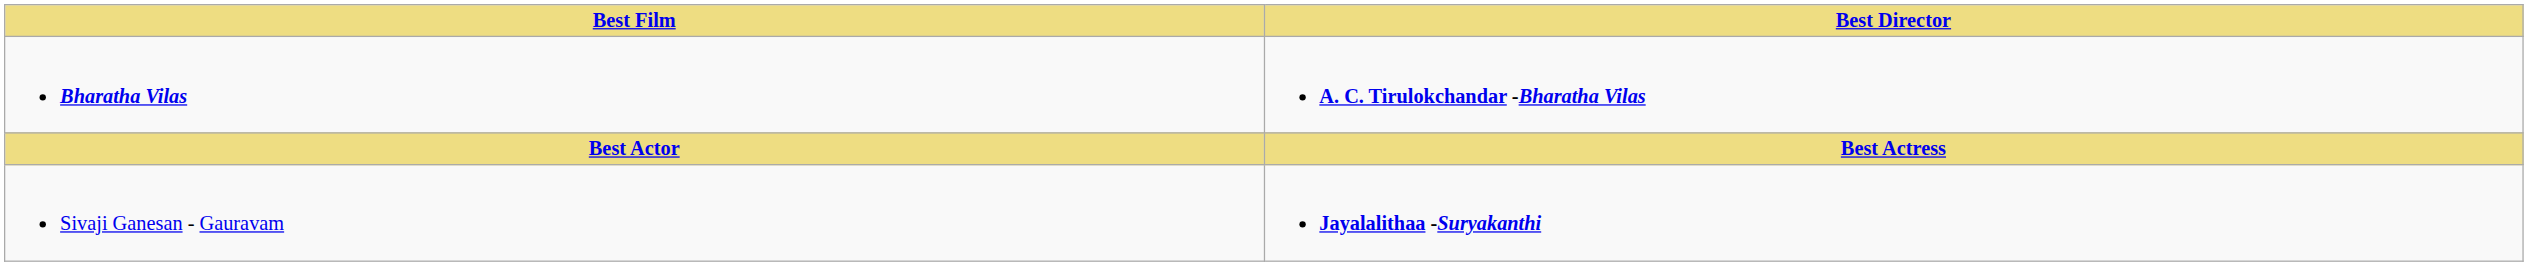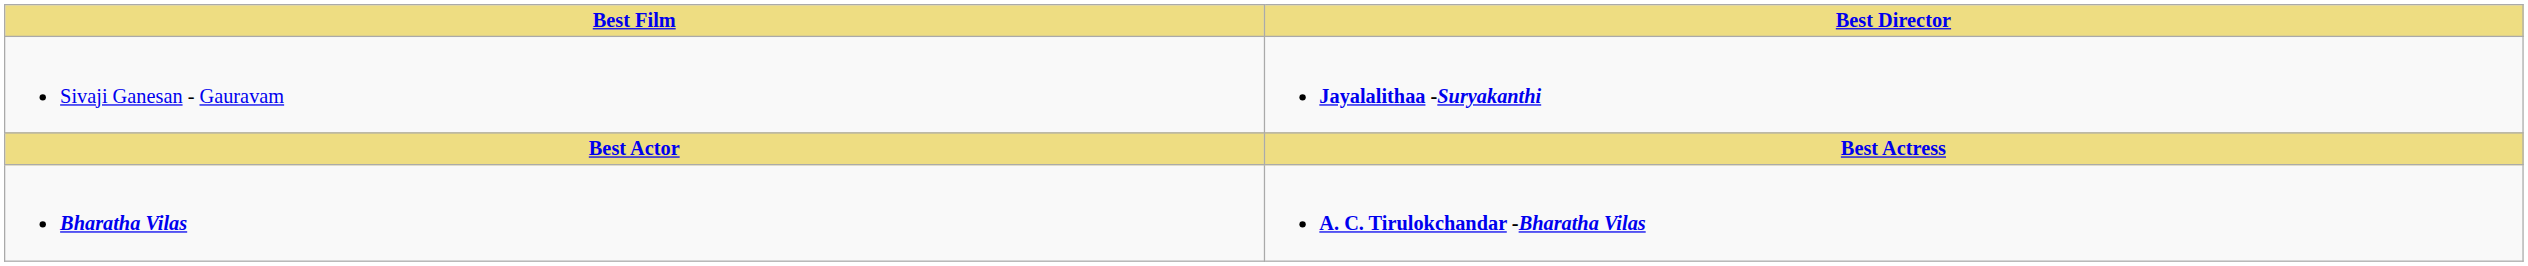rows swapped: (634, 96) <-> (634, 224)
